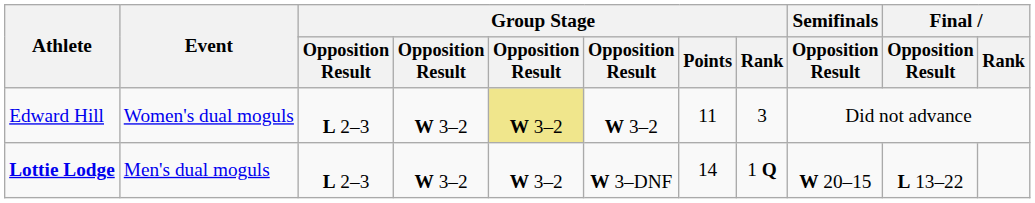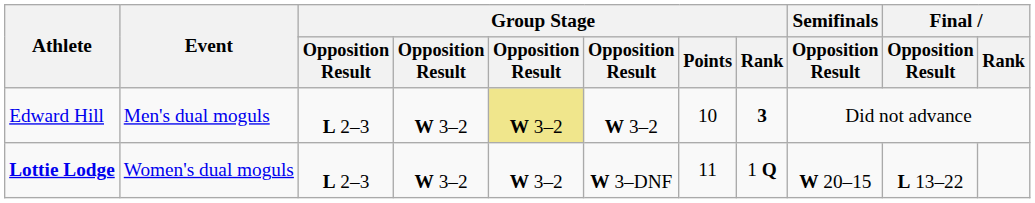(209, 115) Women's dual moguls -> (197, 115) Men's dual moguls
(708, 115) 11 -> (708, 115) 10
(762, 115) normal -> (762, 115) bold
(197, 170) Men's dual moguls -> (209, 170) Women's dual moguls
(708, 170) 14 -> (708, 170) 11
